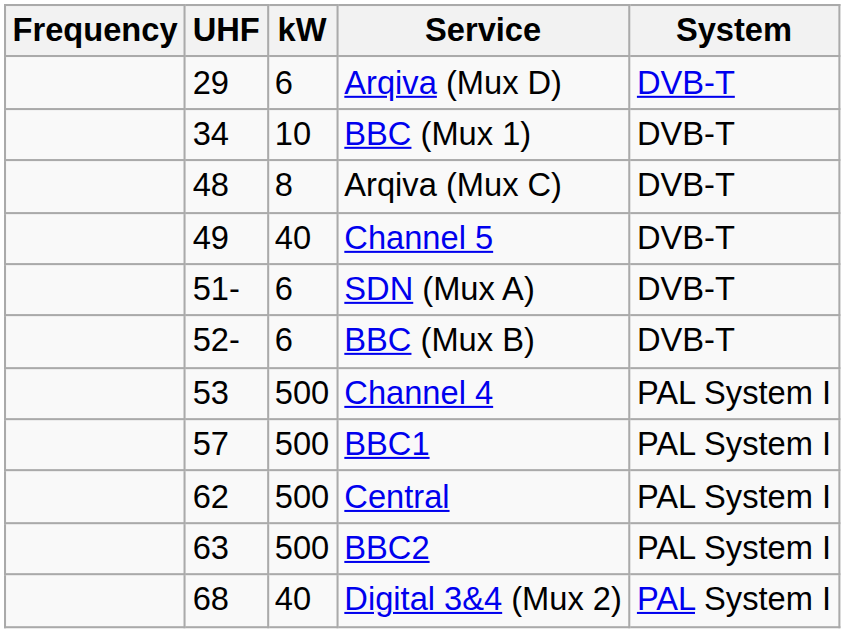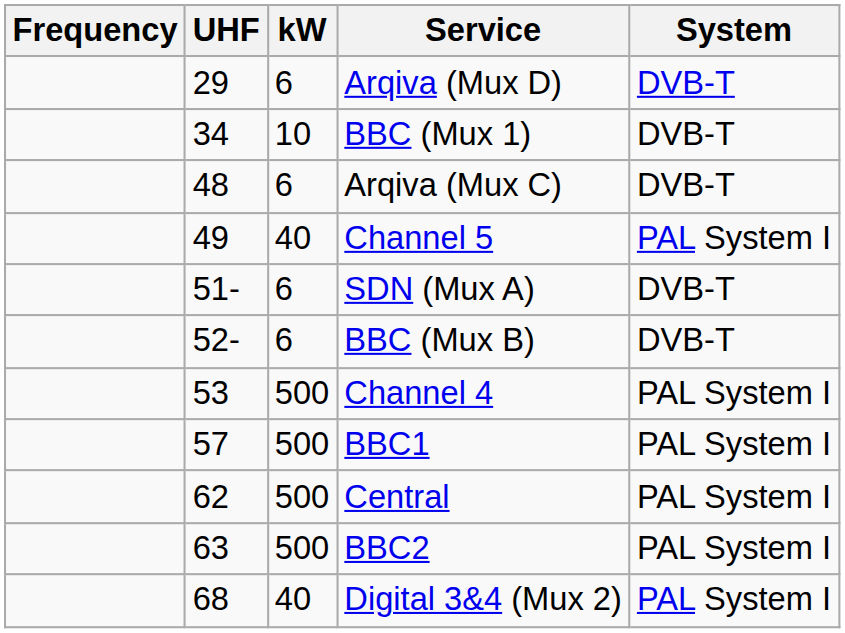(284, 185) 8 -> (284, 185) 6
(686, 237) DVB-T -> (734, 237) PAL System I
